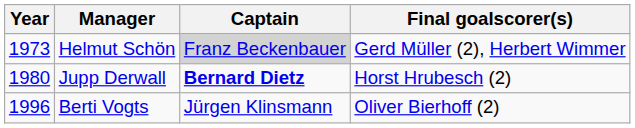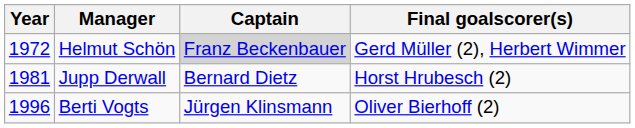(30, 48) 1973 -> (30, 48) 1972
(30, 78) 1980 -> (30, 78) 1981
(244, 78) bold -> (241, 78) normal
